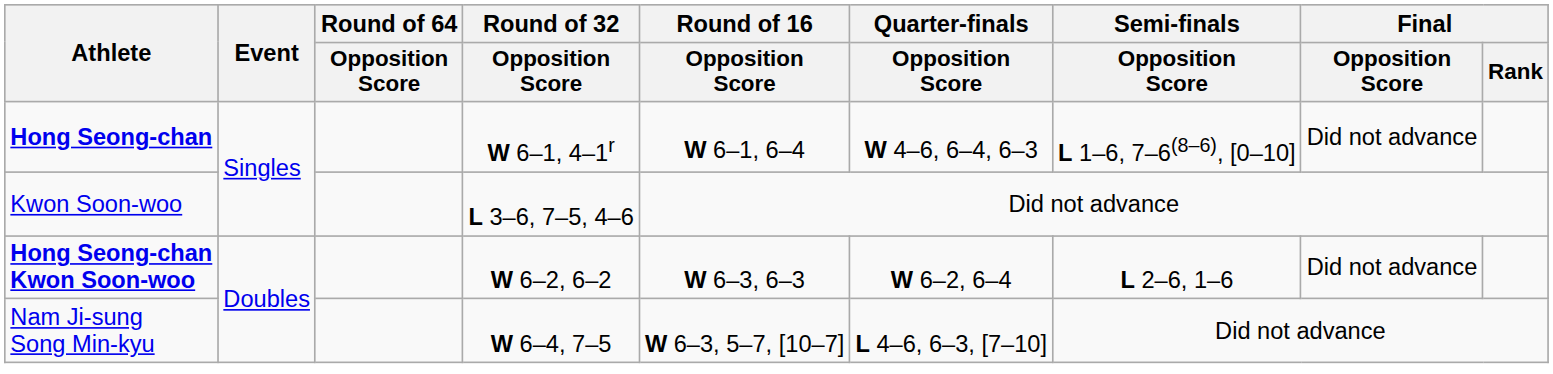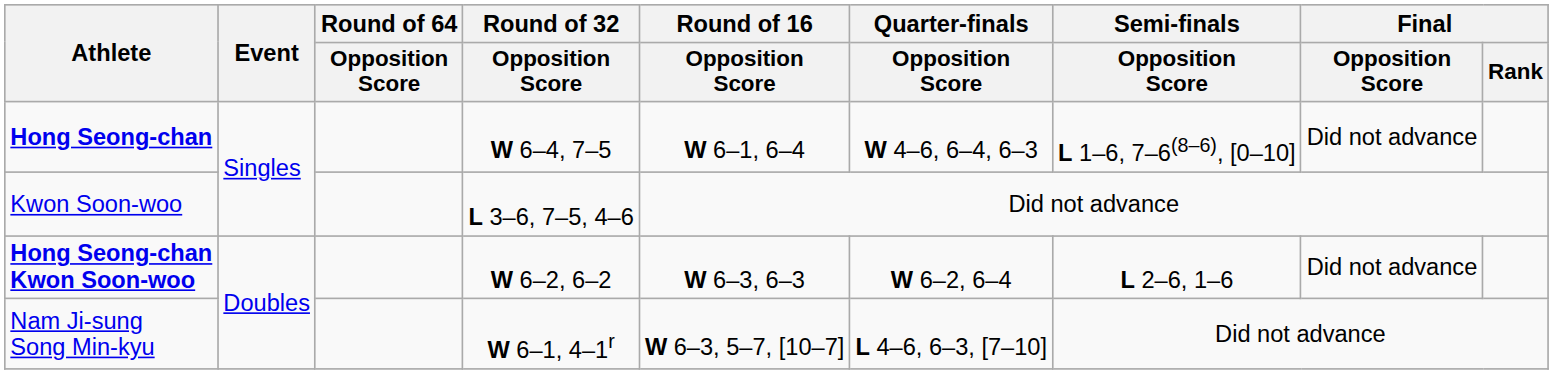(551, 150) W 6–1, 4–1r -> (551, 150) W 6–4, 7–5
(551, 344) W 6–4, 7–5 -> (551, 347) W 6–1, 4–1r
